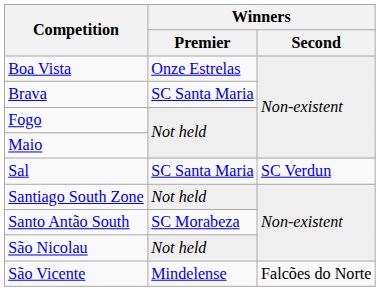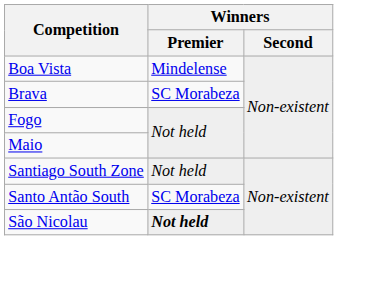(196, 68) Onze Estrelas -> (189, 68) Mindelense
(202, 94) SC Santa Maria -> (195, 94) SC Morabeza
- row: (19, 171)
(179, 247) normal -> (180, 222) bold
- row: (47, 273)
